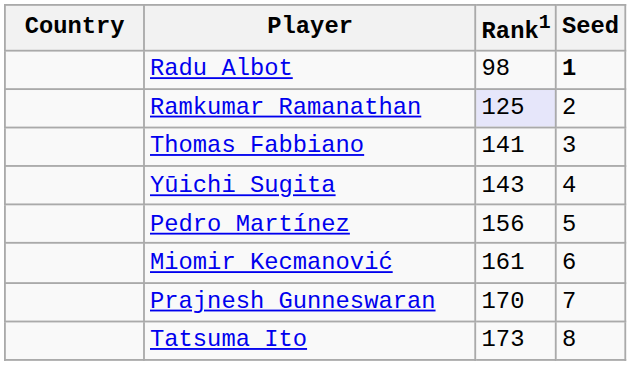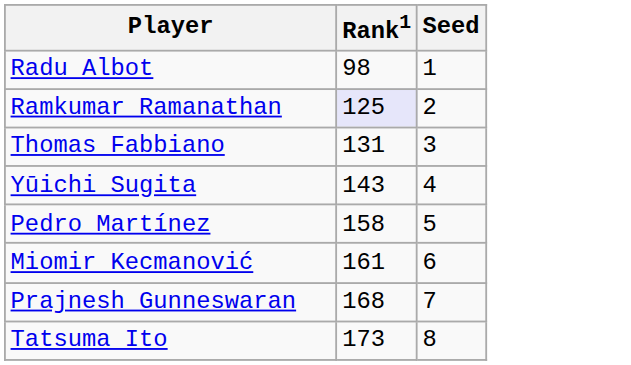- column: (75, 27)
(569, 69) bold -> (430, 69) normal
(503, 147) 141 -> (364, 147) 131
(503, 224) 156 -> (364, 224) 158
(503, 302) 170 -> (364, 302) 168
